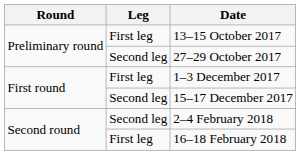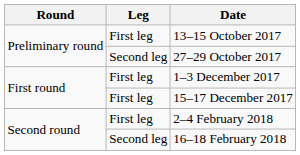(138, 98) Second leg -> (131, 98) First leg
(138, 118) Second leg -> (131, 118) First leg
(131, 139) First leg -> (138, 139) Second leg
